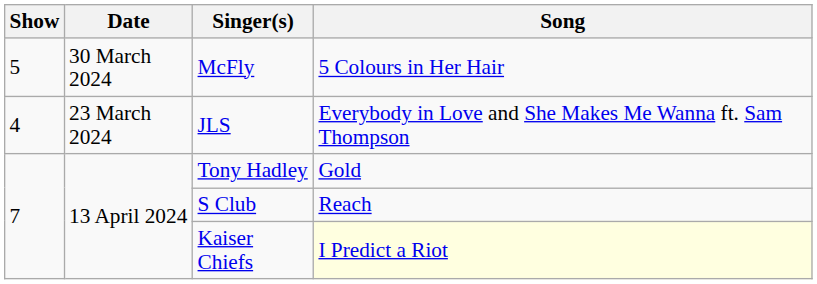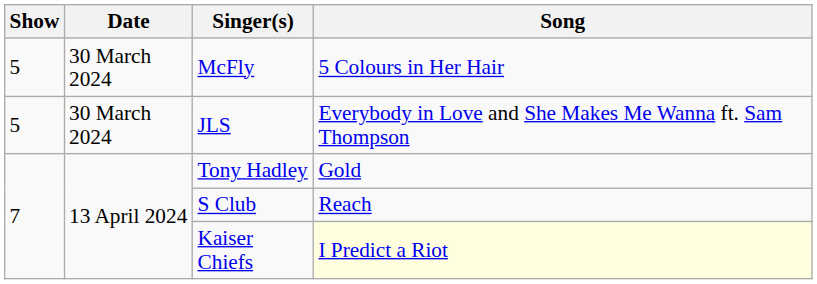(15, 124) 4 -> (15, 124) 5
(110, 124) 23 March 2024 -> (110, 124) 30 March 2024
